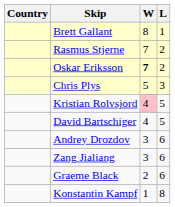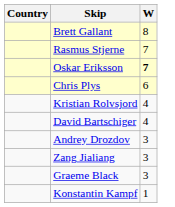- column: (163, 13)
(146, 85) 5 -> (146, 85) 6
(146, 103) pink background -> (146, 103) no background
(146, 175) 2 -> (146, 175) 3
